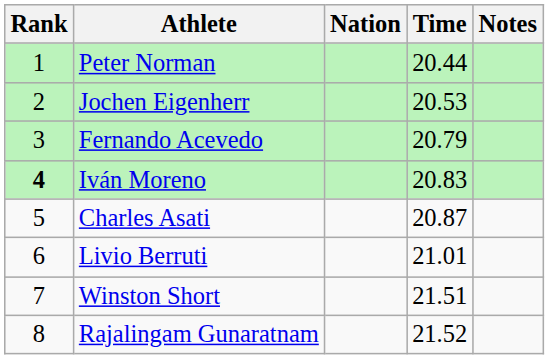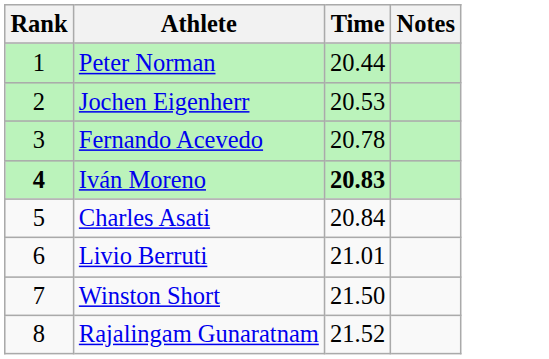- column: (365, 23)
(440, 140) 20.79 -> (358, 140) 20.78
(440, 179) normal -> (358, 179) bold
(440, 218) 20.87 -> (358, 218) 20.84
(440, 295) 21.51 -> (358, 295) 21.50
